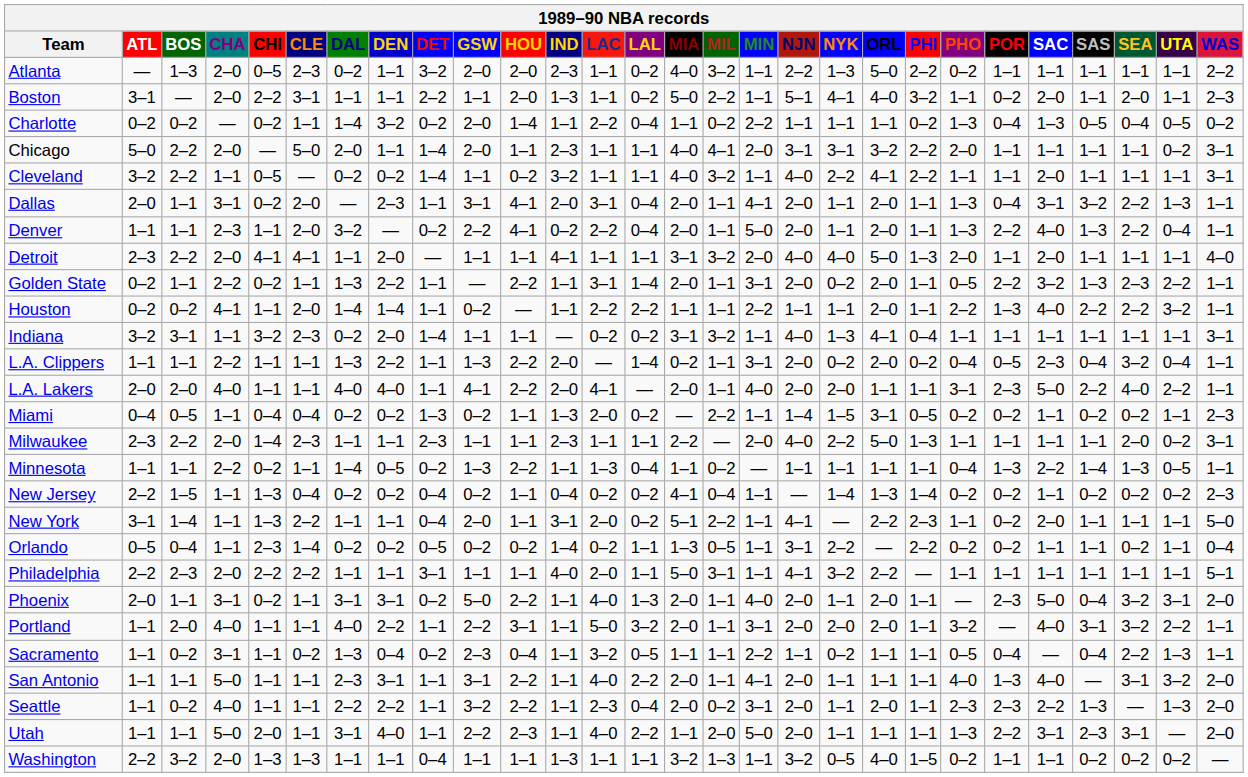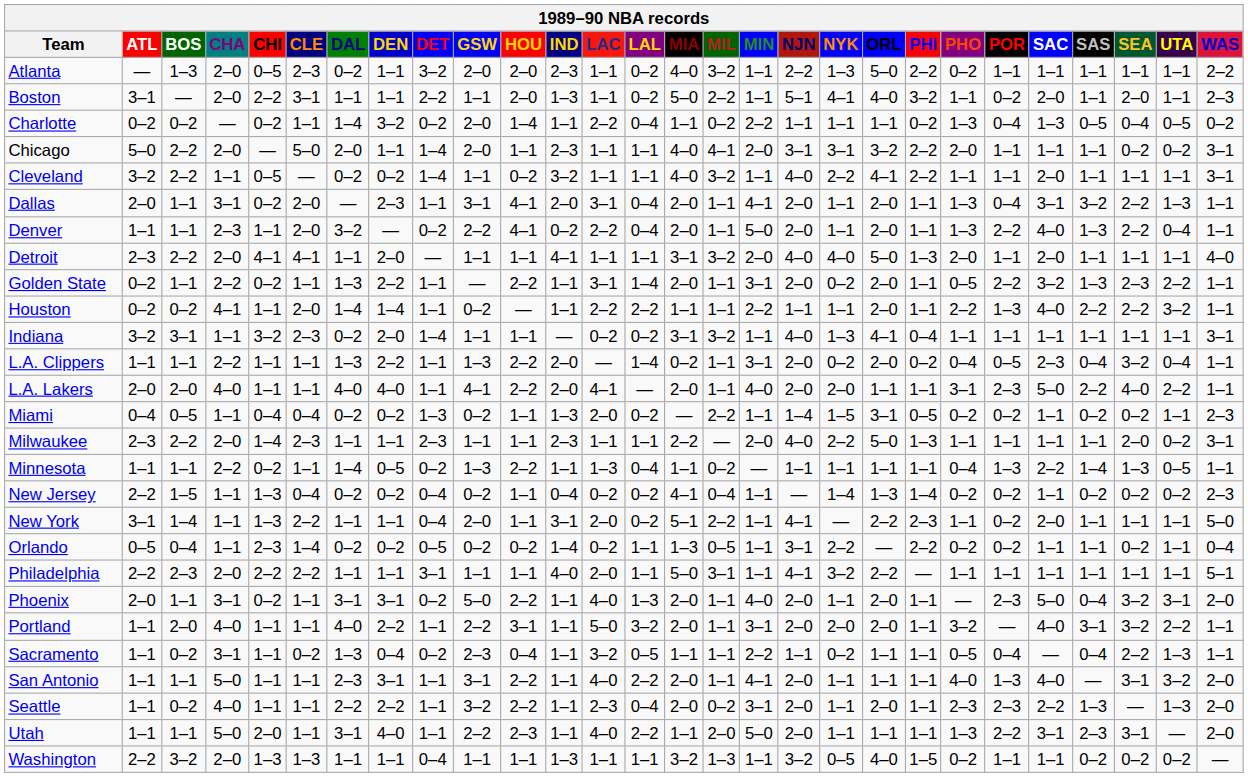(1135, 150) 1–1 -> (1135, 150) 0–2
